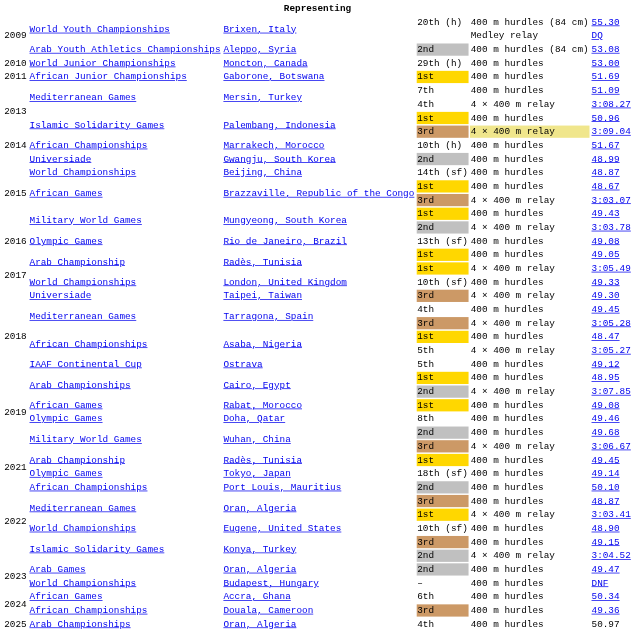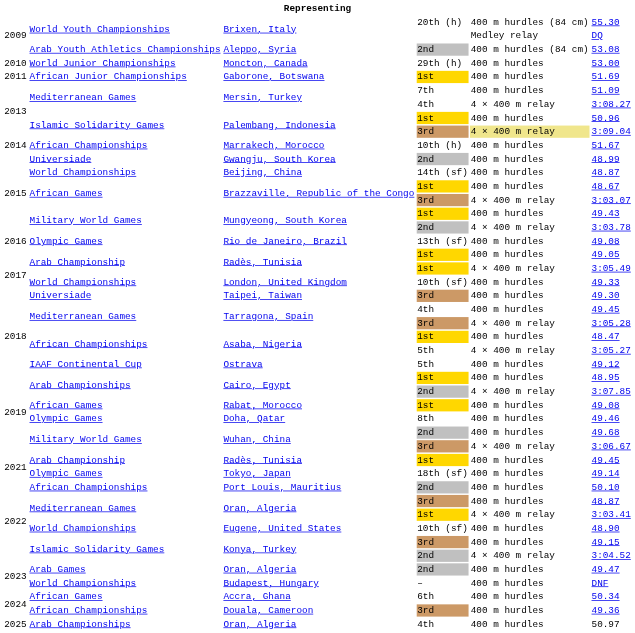(513, 296) 4 × 400 m relay -> (507, 296) 400 m hurdles
